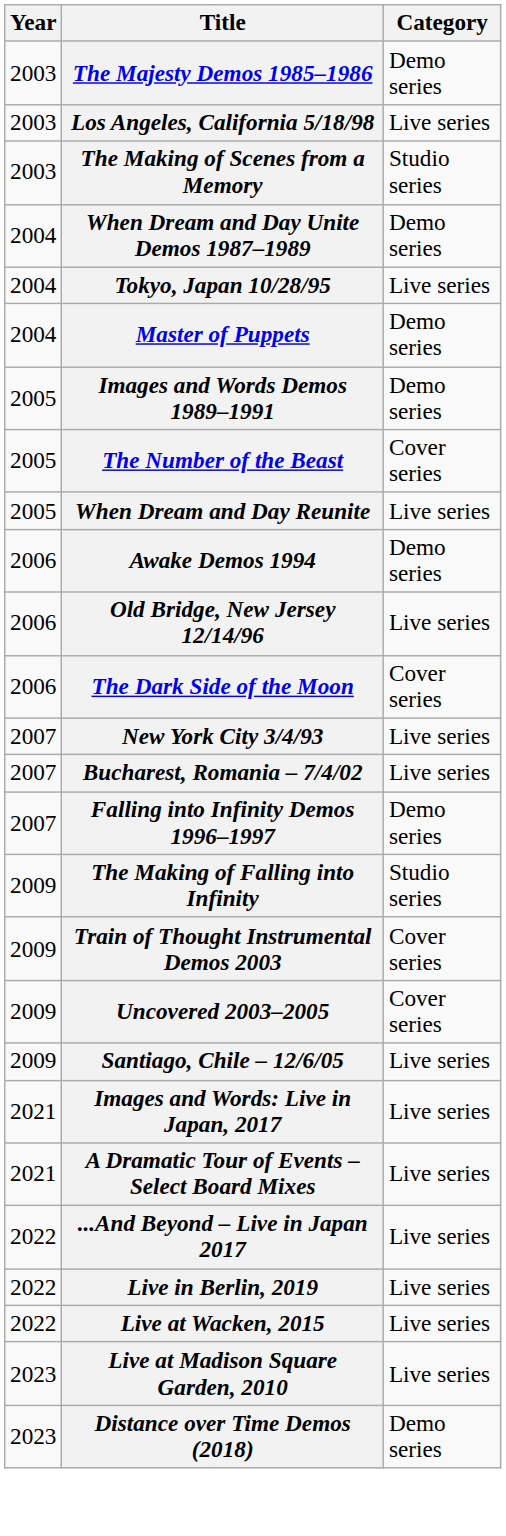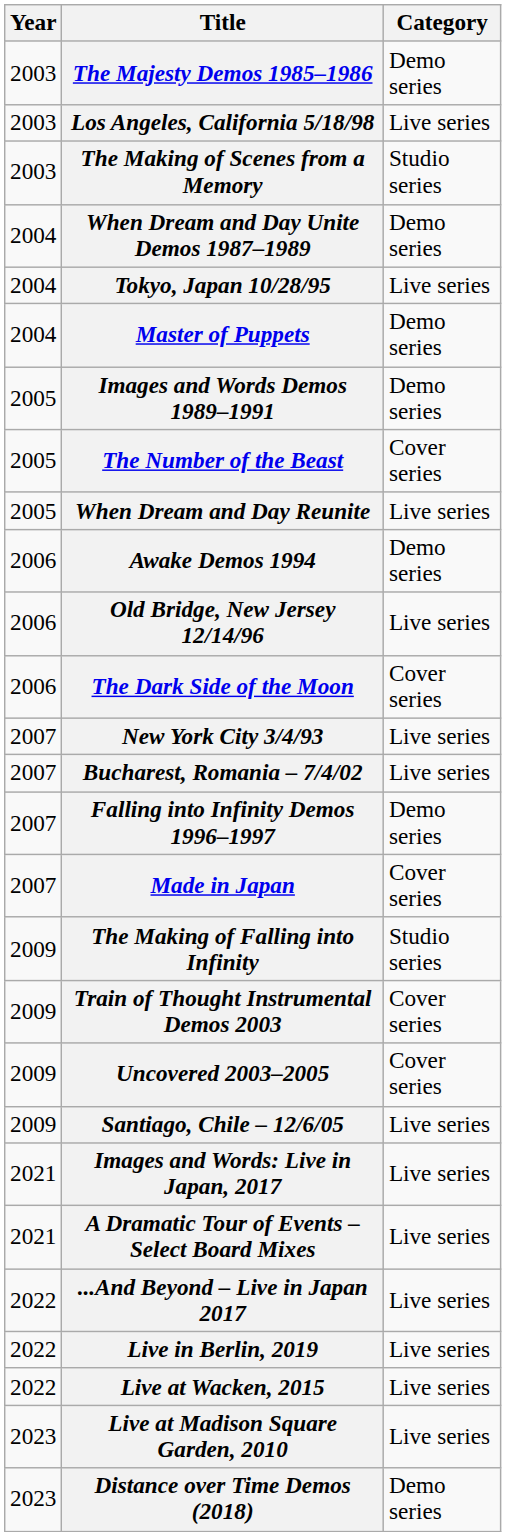+ row: (223, 885)
